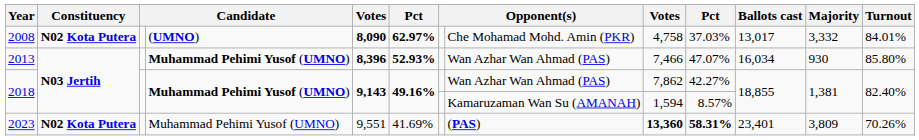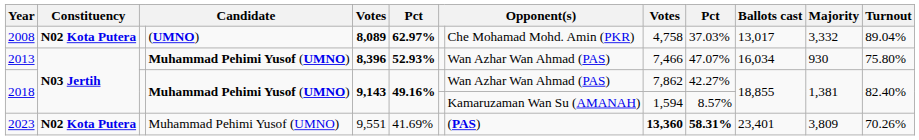(371, 37) 8,090 -> (371, 37) 8,089
(886, 37) 84.01% -> (886, 37) 89.04%
(886, 59) 85.80% -> (886, 59) 75.80%
